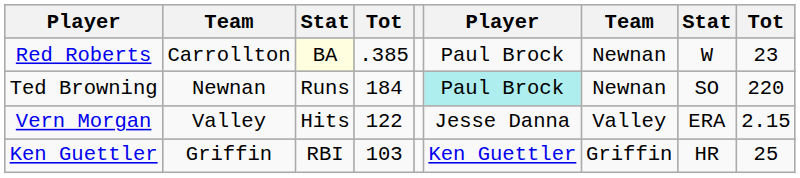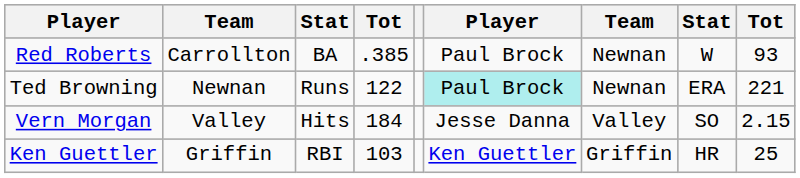(325, 55) lightyellow background -> (325, 55) no background
(766, 55) 23 -> (766, 55) 93
(384, 88) 184 -> (384, 88) 122
(707, 88) SO -> (707, 88) ERA
(766, 88) 220 -> (766, 88) 221
(384, 122) 122 -> (384, 122) 184
(707, 122) ERA -> (707, 122) SO
